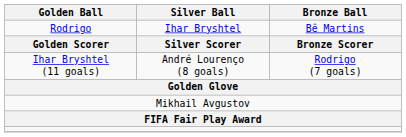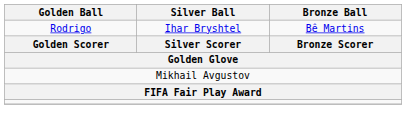- row: (71, 66)
